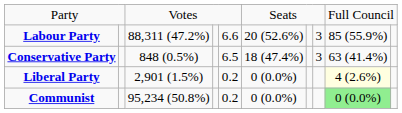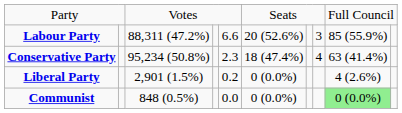(169, 56) 848 (0.5%) -> (169, 56) 95,234 (50.8%)
(230, 56) 6.5 -> (230, 56) 2.3
(319, 56) 3 -> (319, 56) 4
(358, 77) lightyellow background -> (358, 77) no background
(169, 98) 95,234 (50.8%) -> (169, 98) 848 (0.5%)
(230, 98) 0.2 -> (230, 98) 0.0
